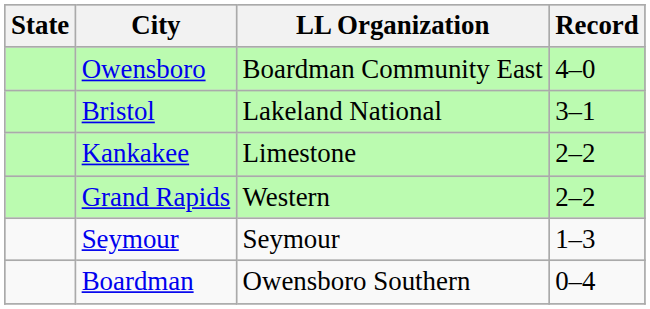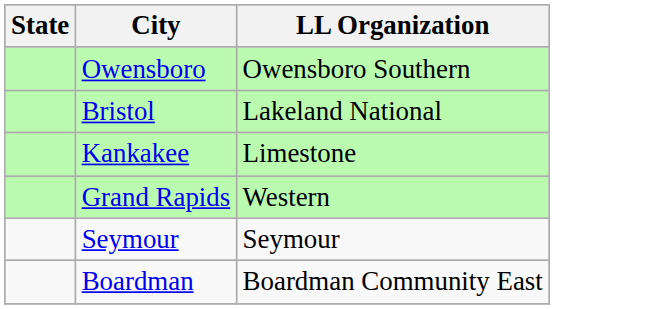- column: (597, 25)
(393, 68) Boardman Community East -> (356, 68) Owensboro Southern
(356, 281) Owensboro Southern -> (393, 281) Boardman Community East
